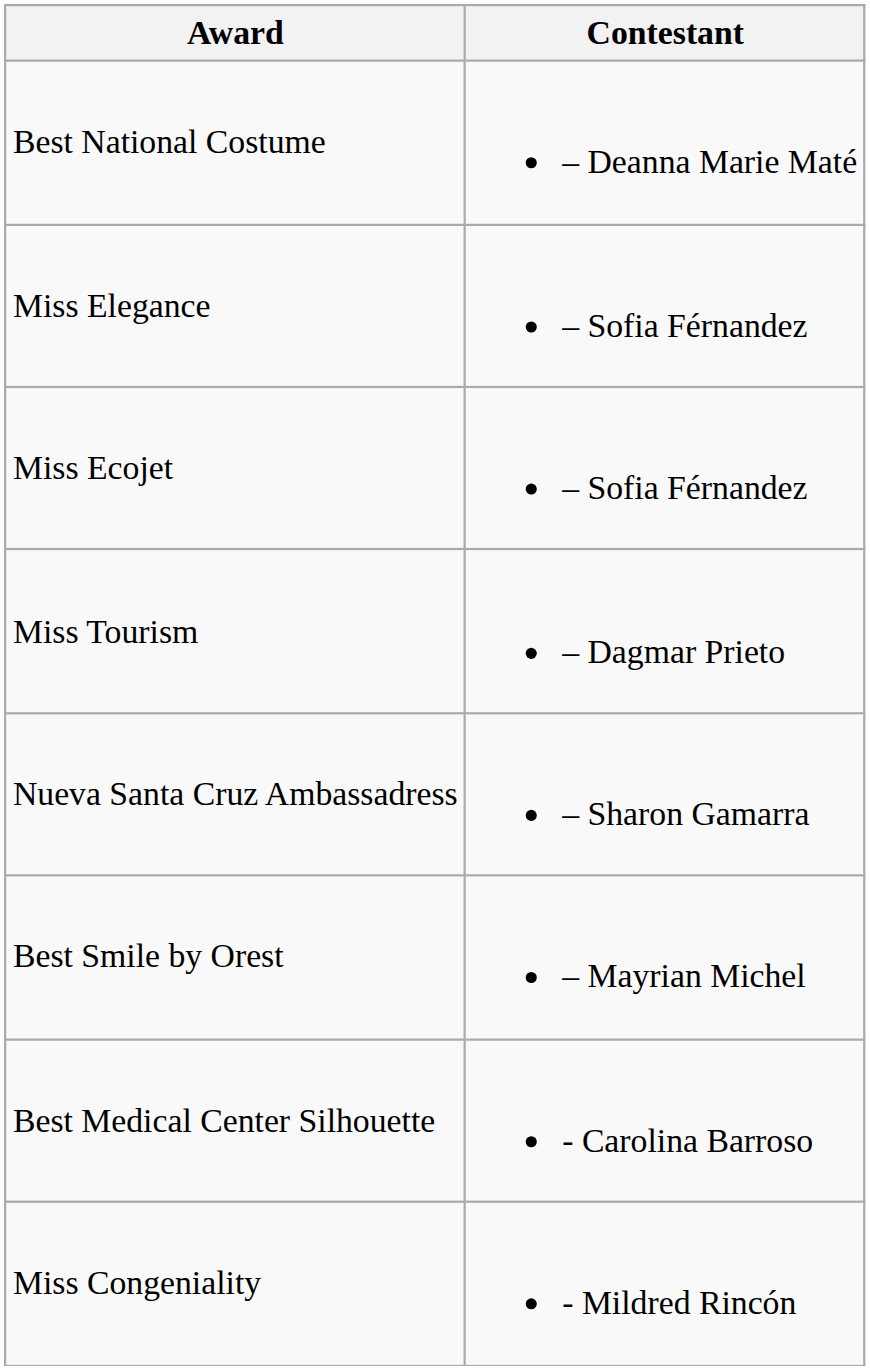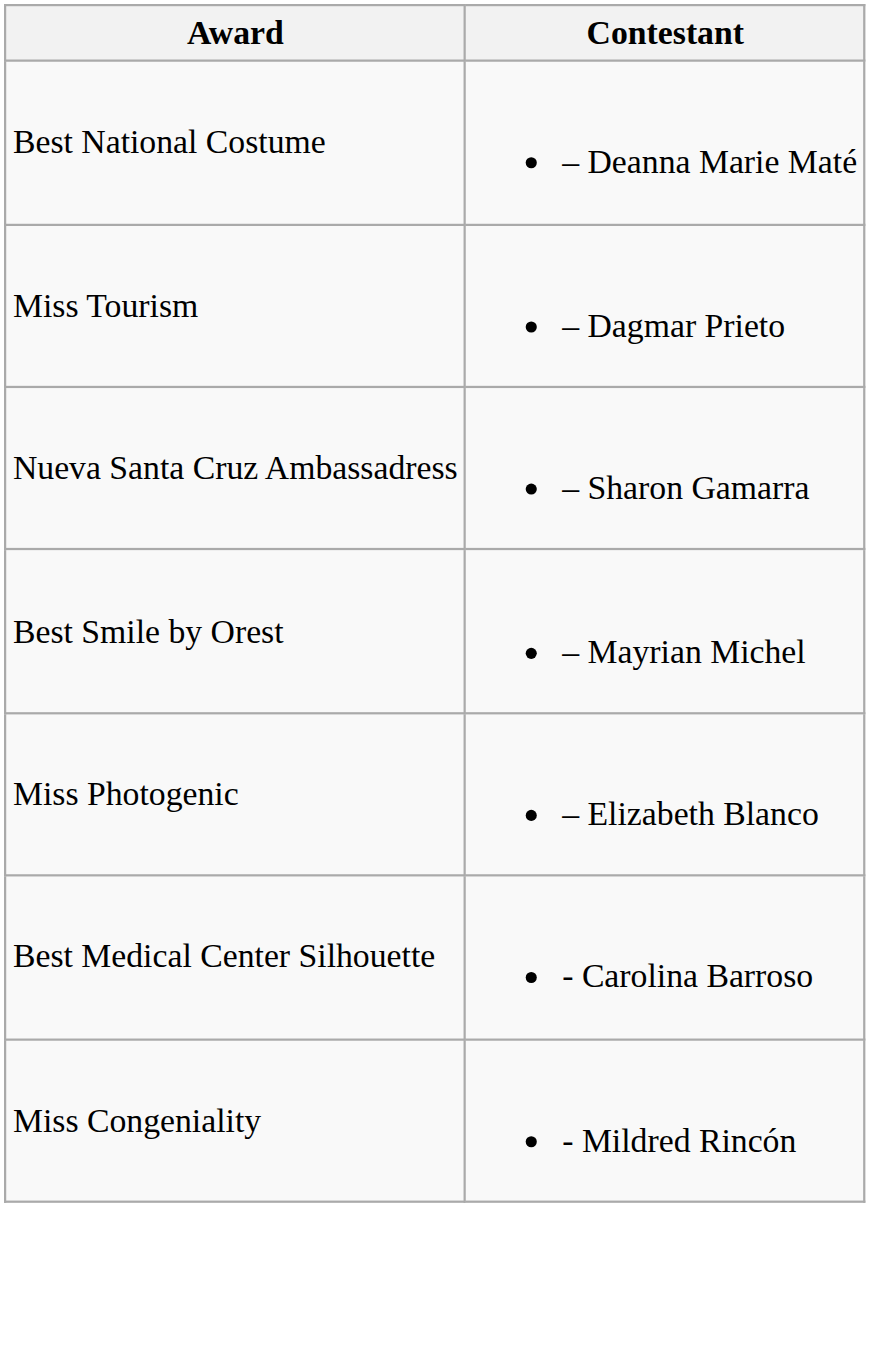- row: (112, 304)
- row: (93, 467)
+ row: (126, 793)
